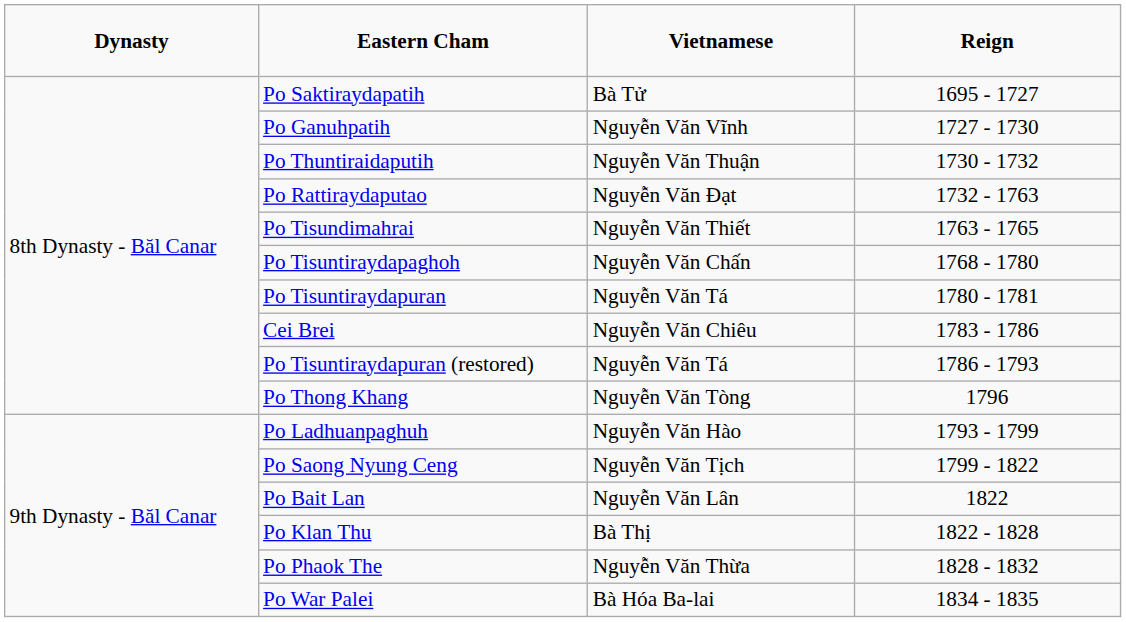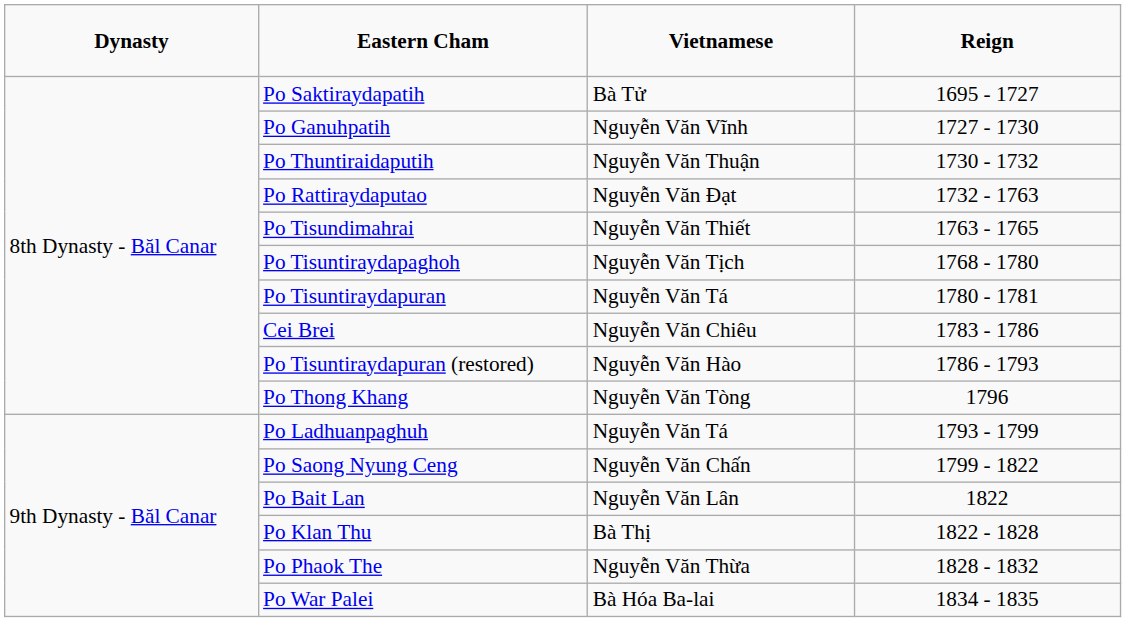(672, 262) Nguyễn Văn Chấn -> (669, 262) Nguyễn Văn Tịch
(660, 363) Nguyễn Văn Tá -> (667, 363) Nguyễn Văn Hào
(667, 431) Nguyễn Văn Hào -> (660, 431) Nguyễn Văn Tá
(669, 464) Nguyễn Văn Tịch -> (672, 464) Nguyễn Văn Chấn
